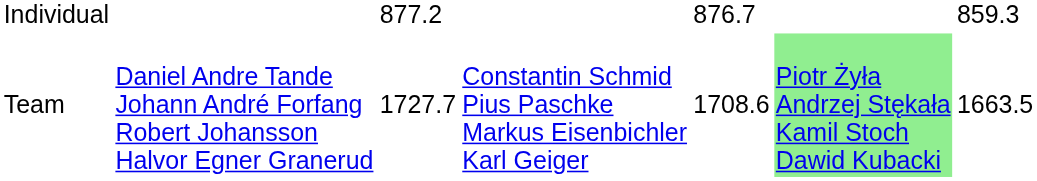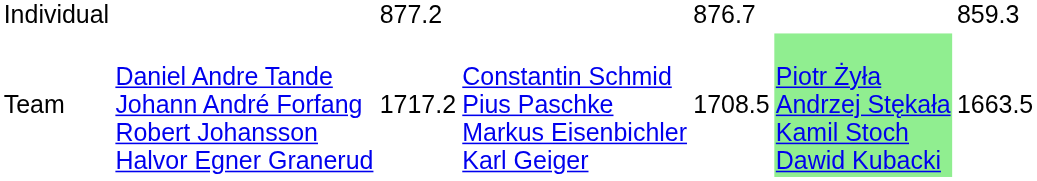(418, 104) 1727.7 -> (418, 104) 1717.2
(731, 104) 1708.6 -> (731, 104) 1708.5
